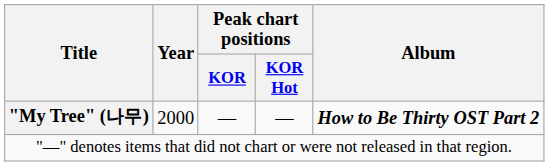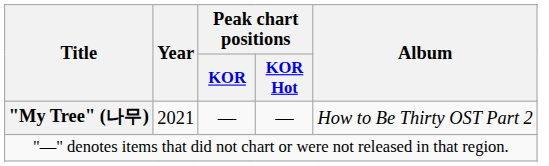(176, 117) 2000 -> (176, 117) 2021
(428, 117) bold -> (425, 117) normal
